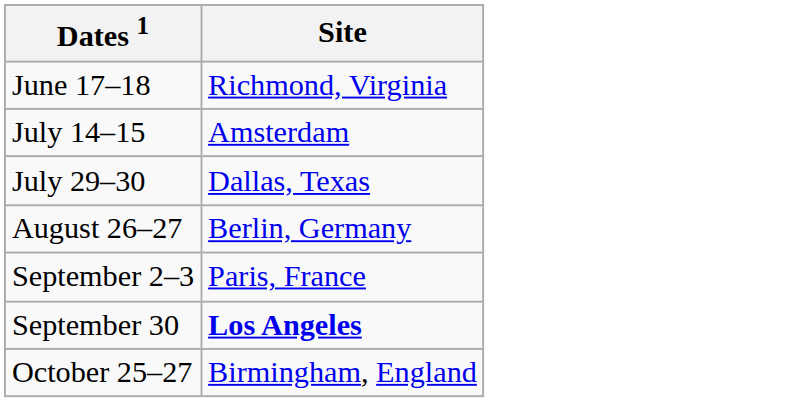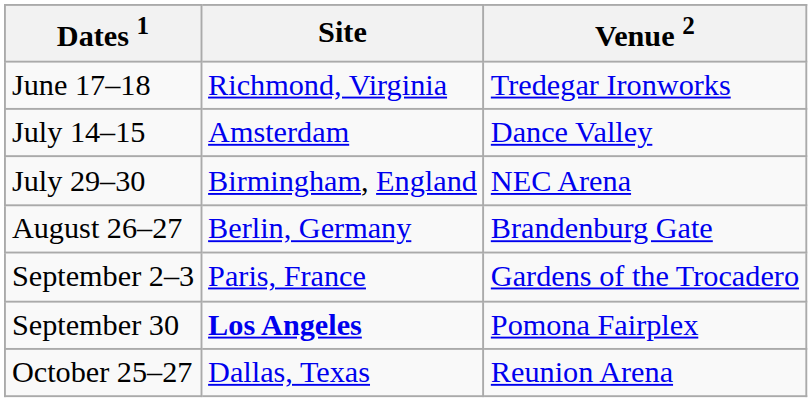+ column: (645, 32)
(289, 180) Dallas, Texas -> (342, 180) Birmingham, England
(342, 372) Birmingham, England -> (289, 372) Dallas, Texas
